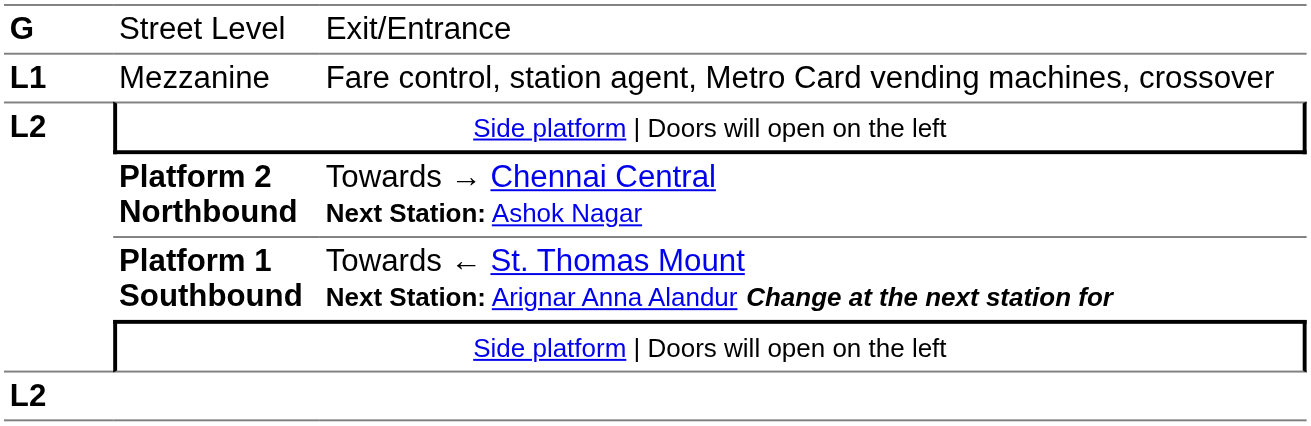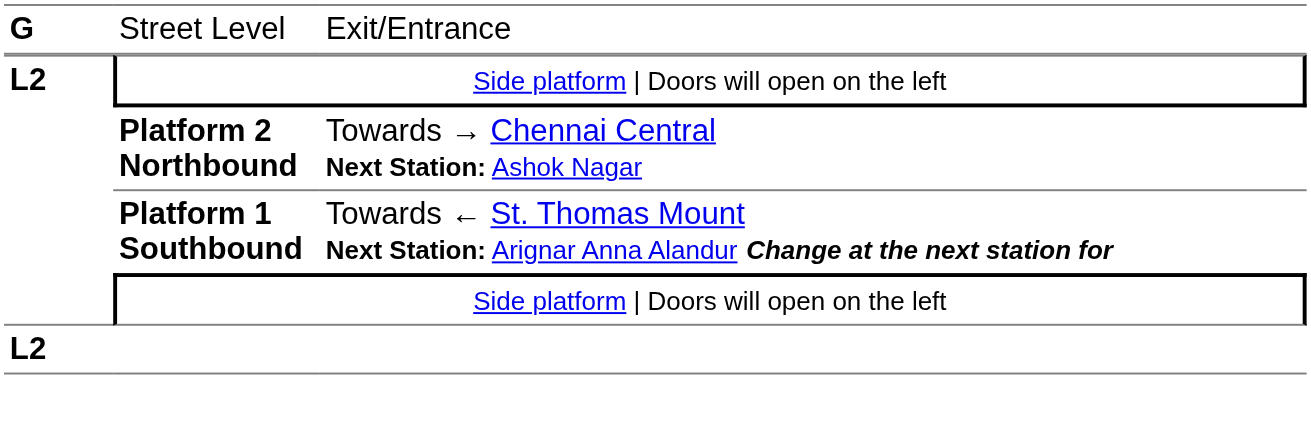- row: (194, 77)
